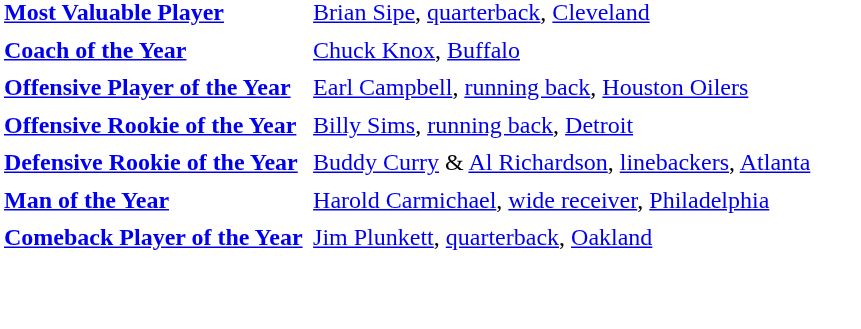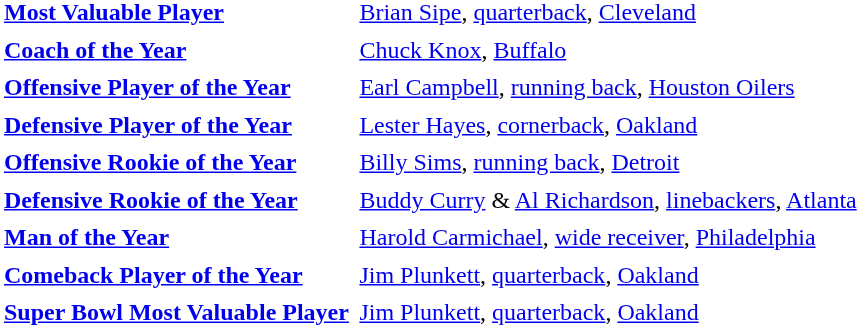+ row: (148, 124)
+ row: (176, 312)
